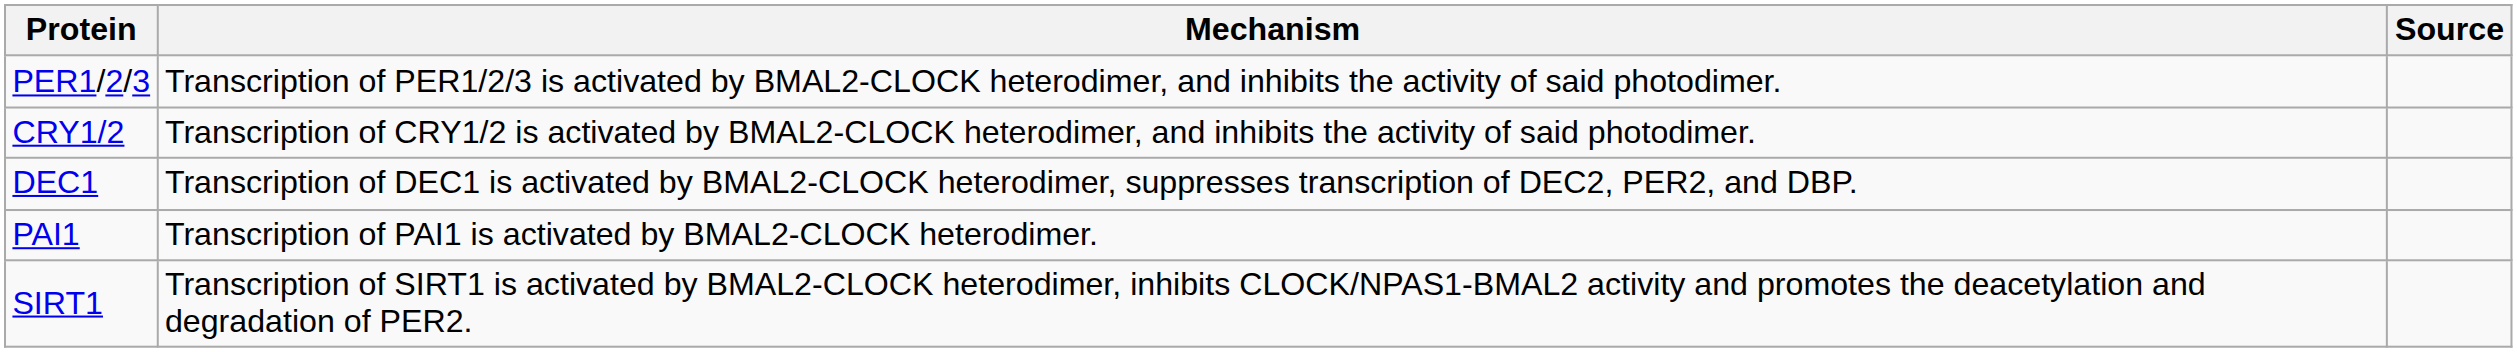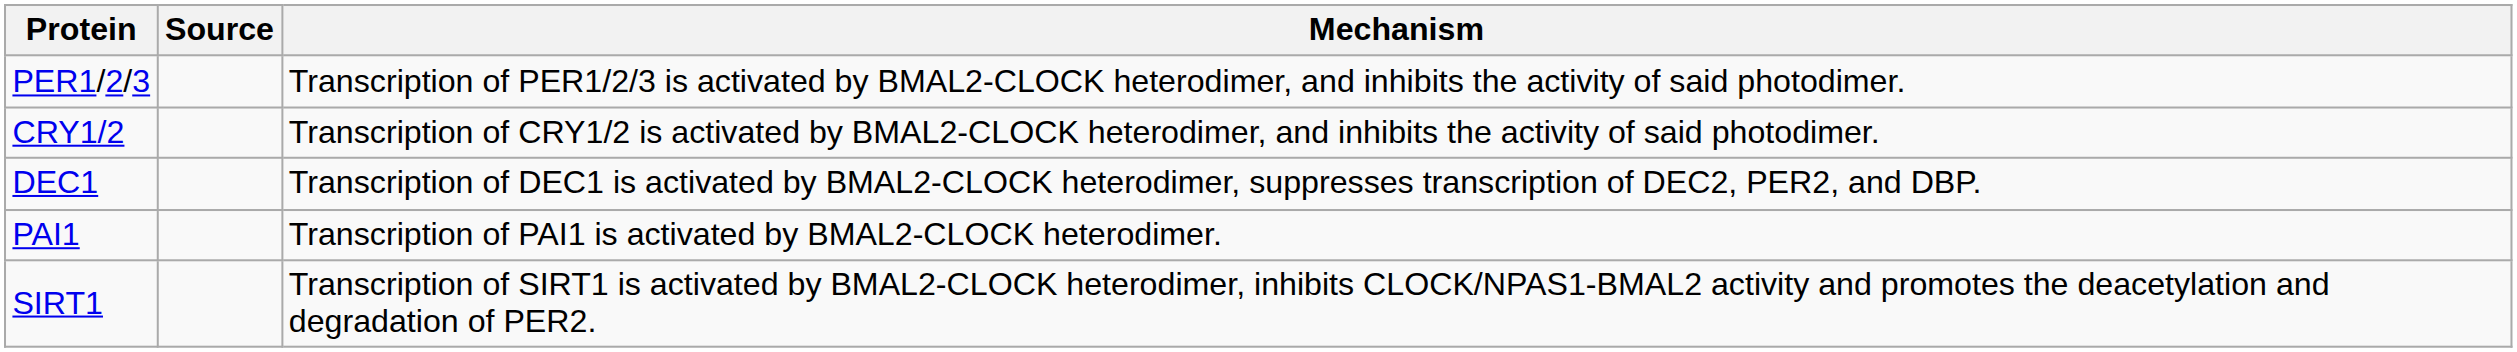columns swapped: (1273, 30) <-> (2450, 30)
